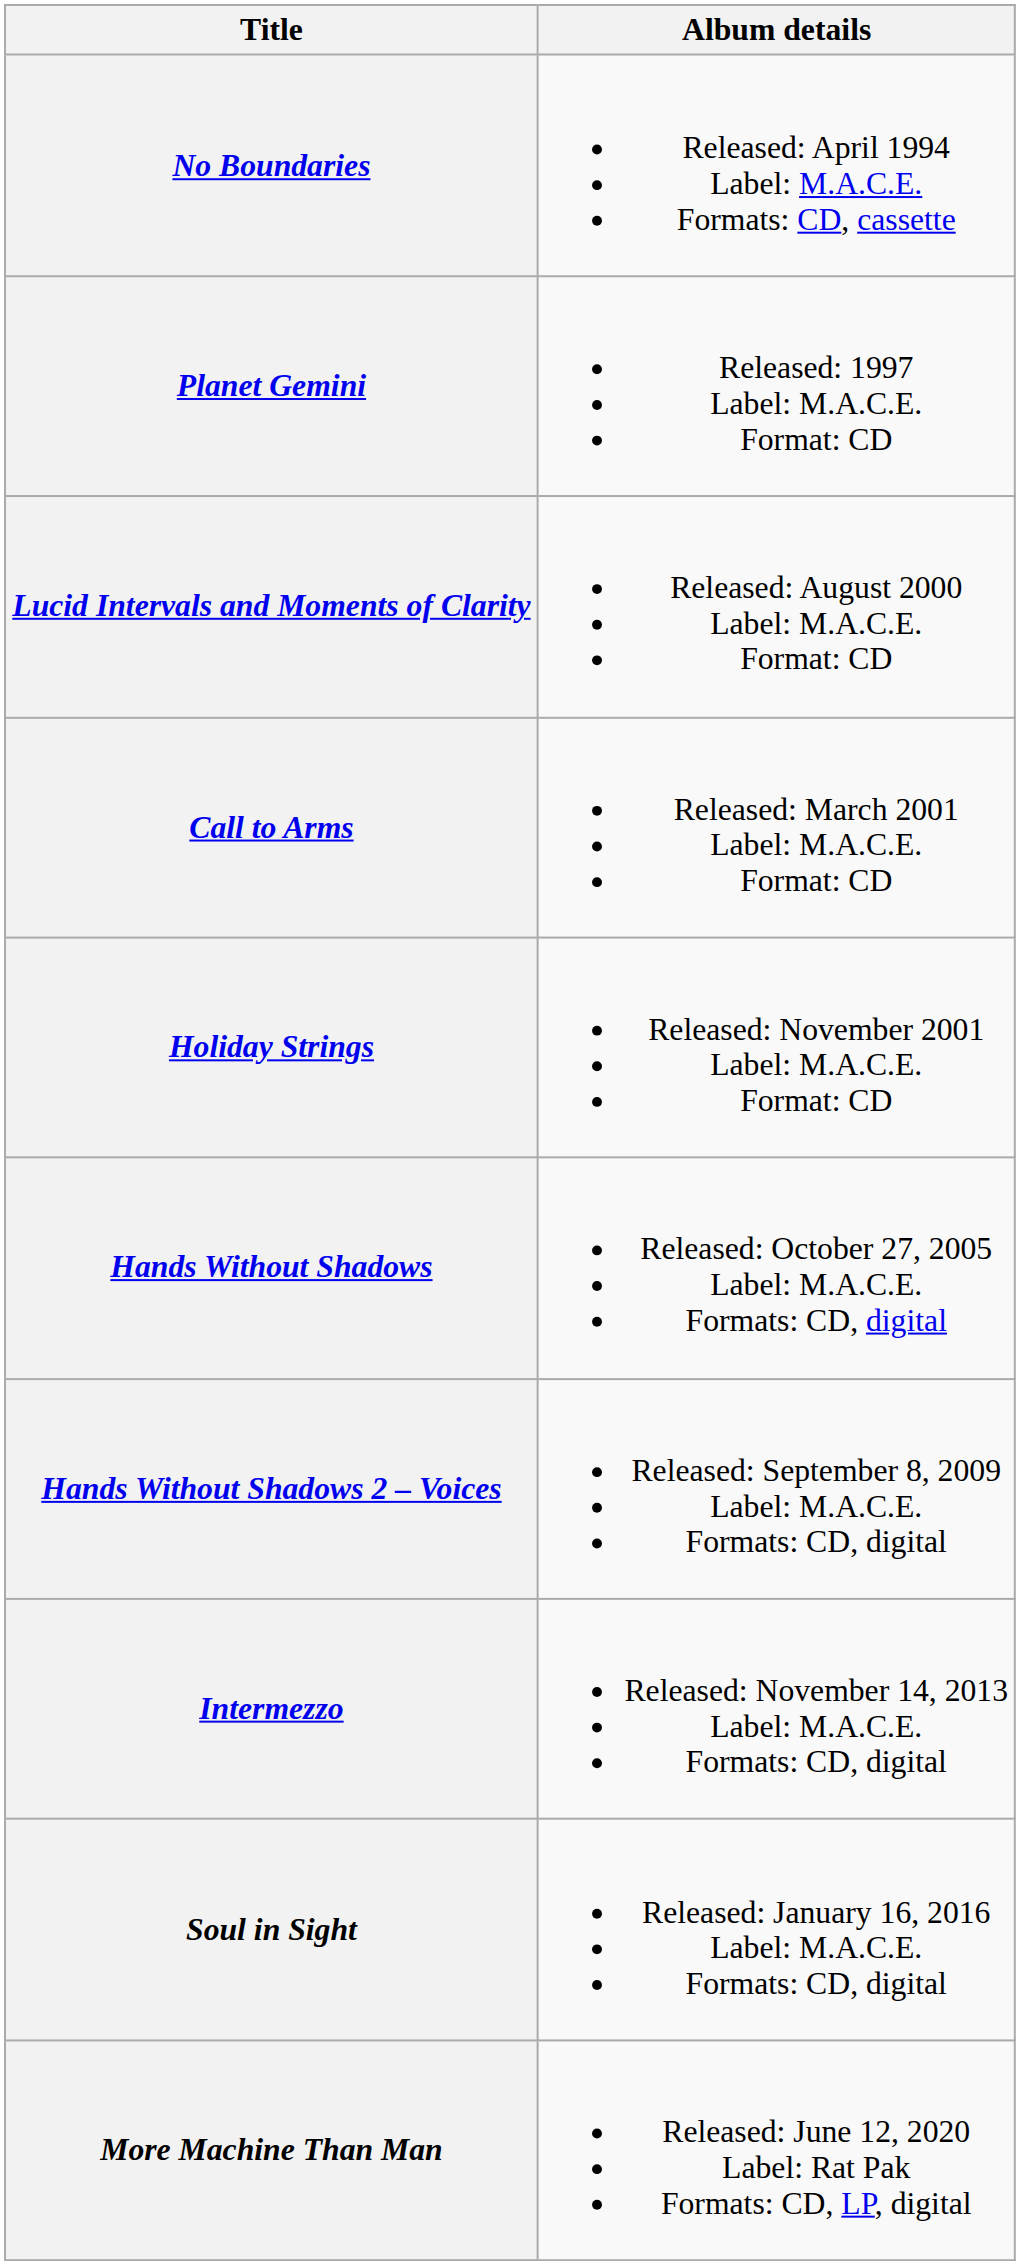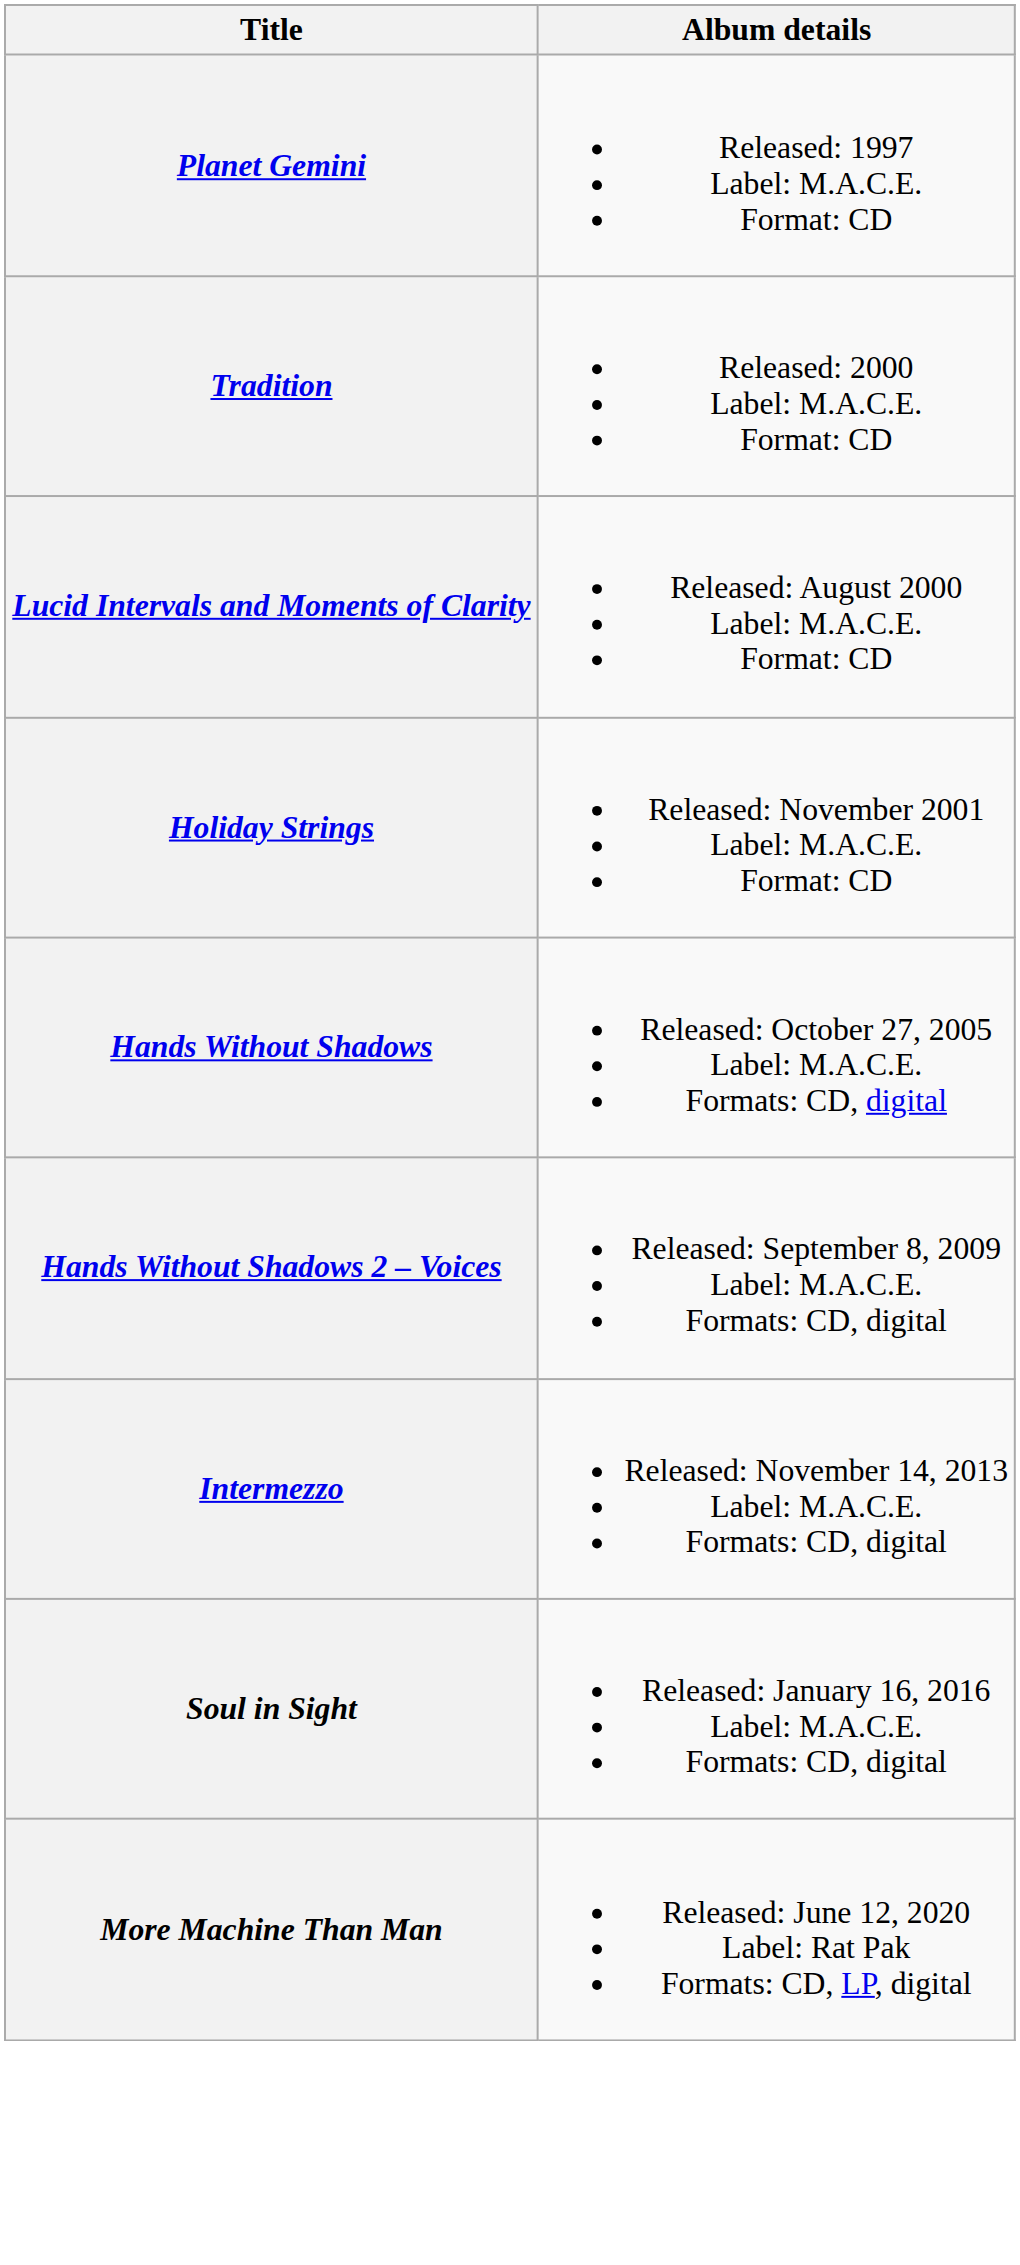- row: (271, 165)
+ row: (271, 385)
- row: (271, 826)
